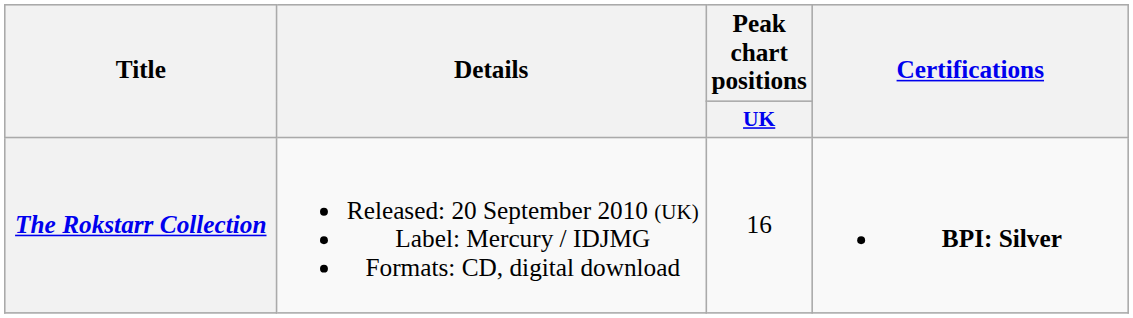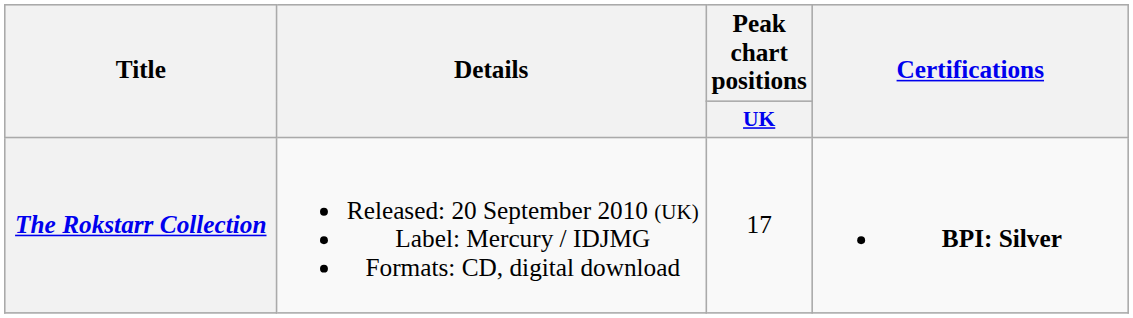(759, 224) 16 -> (759, 224) 17
